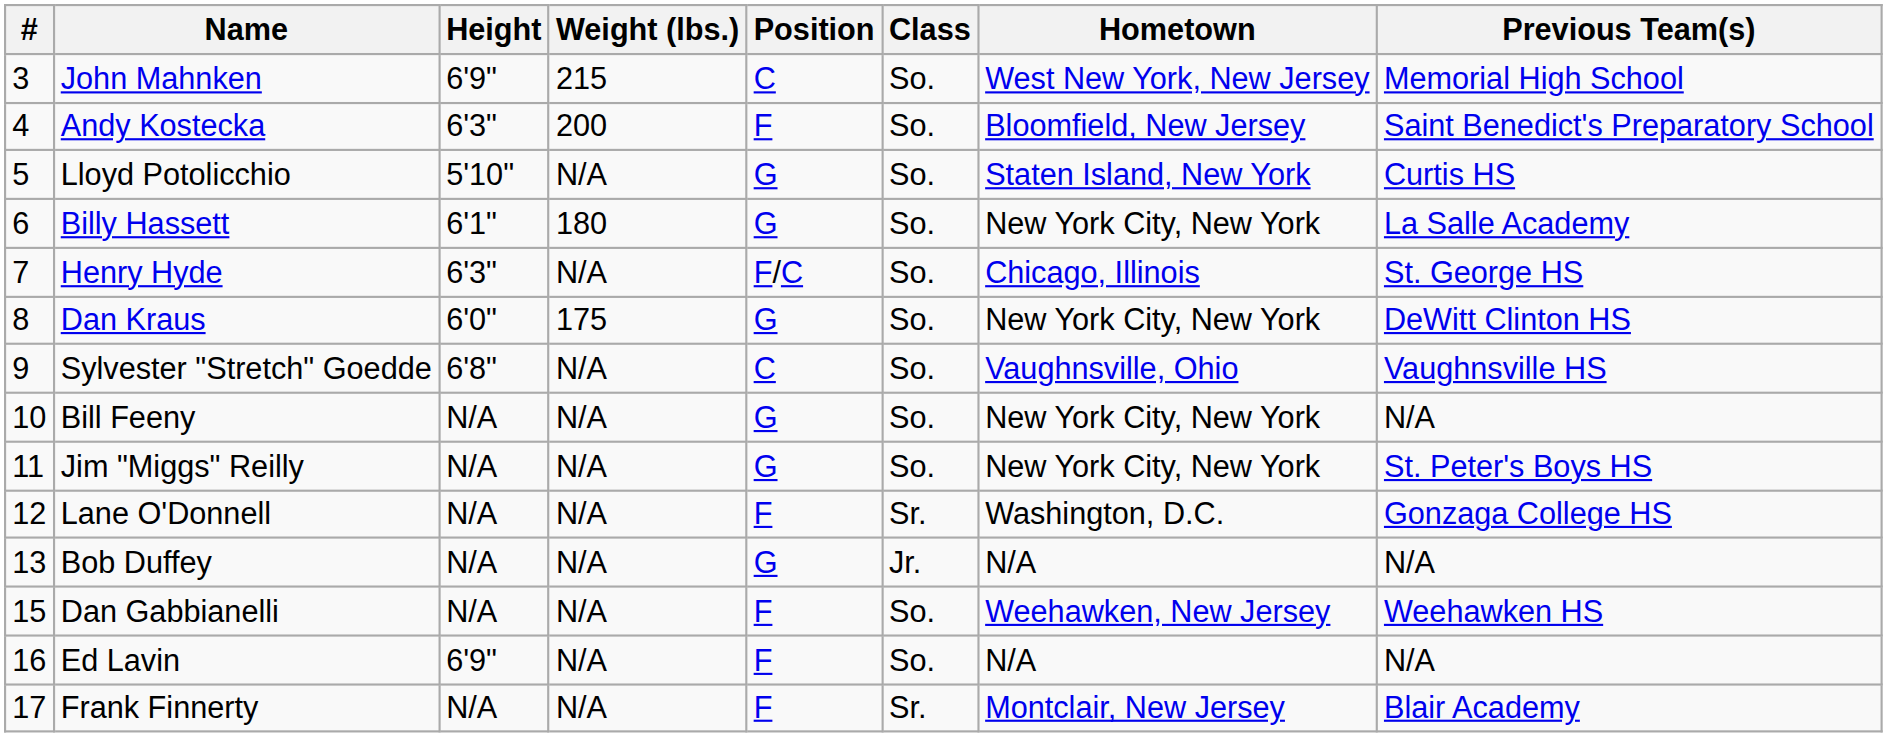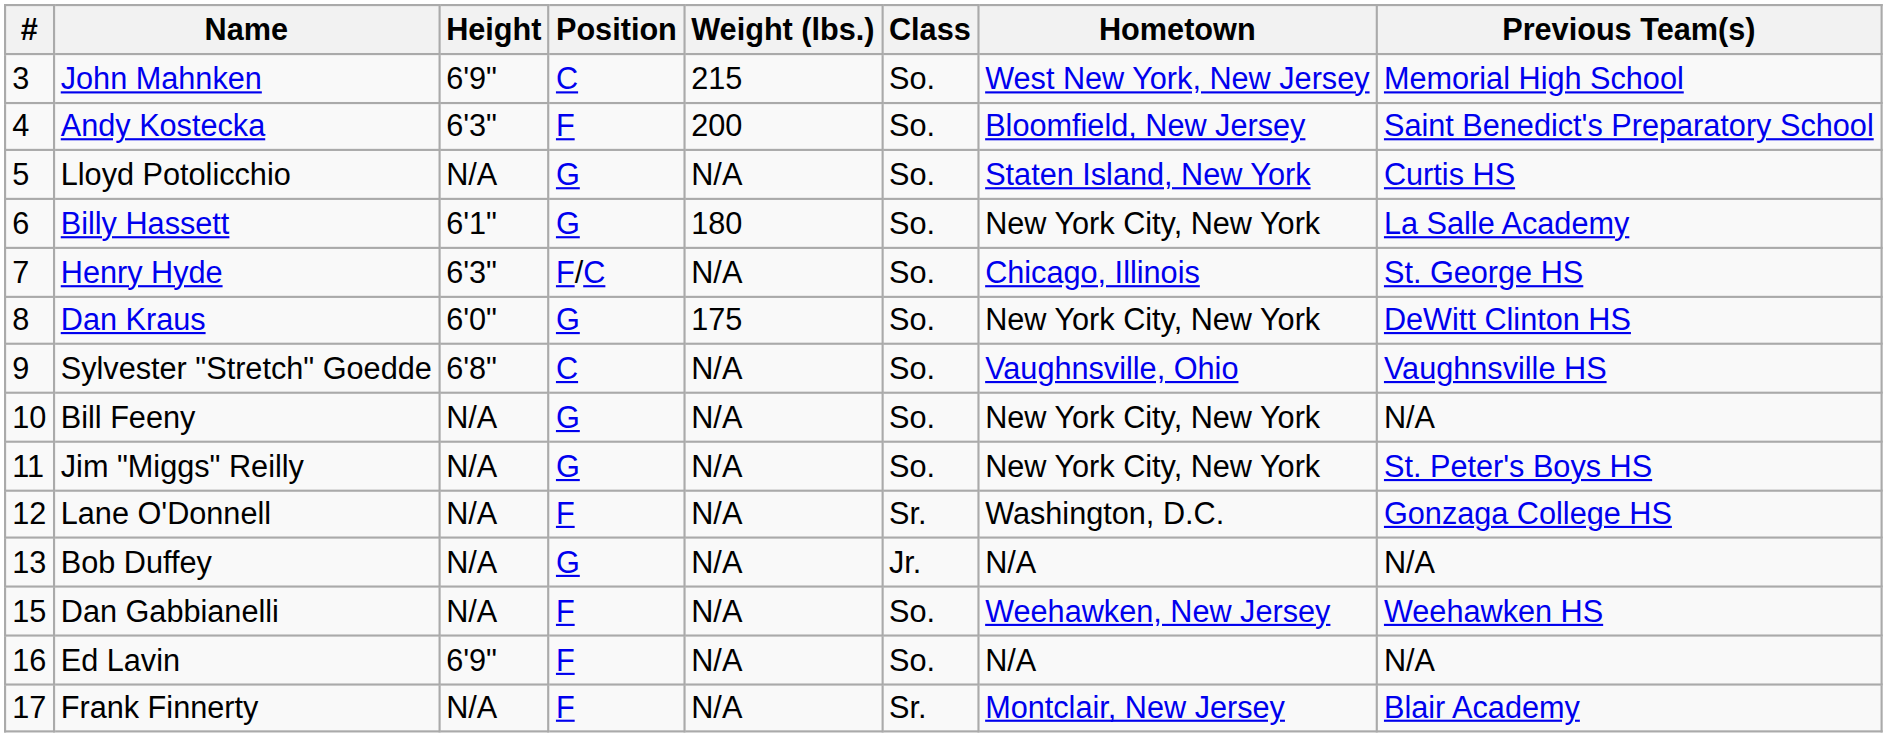columns swapped: (648, 30) <-> (814, 30)
(480, 175) 5'10" -> (472, 175) N/A
